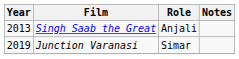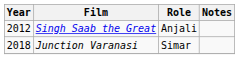(19, 29) 2013 -> (19, 29) 2012
(19, 45) 2019 -> (19, 45) 2018
